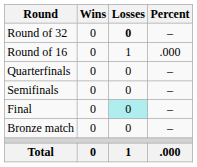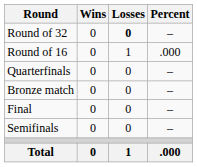rows swapped: (33, 90) <-> (41, 128)
(128, 109) paleturquoise background -> (128, 109) no background
